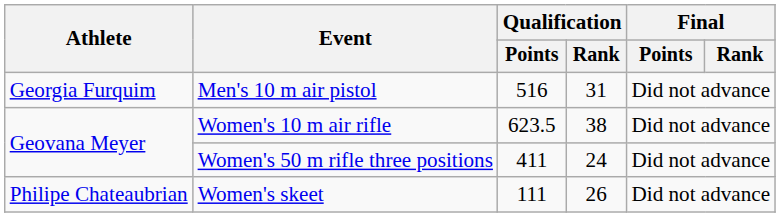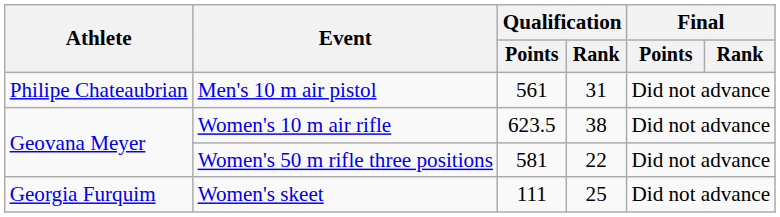(83, 90) Georgia Furquim -> (99, 90) Philipe Chateaubrian
(532, 90) 516 -> (532, 90) 561
(532, 160) 411 -> (532, 160) 581
(596, 160) 24 -> (596, 160) 22
(99, 195) Philipe Chateaubrian -> (83, 195) Georgia Furquim
(596, 195) 26 -> (596, 195) 25
